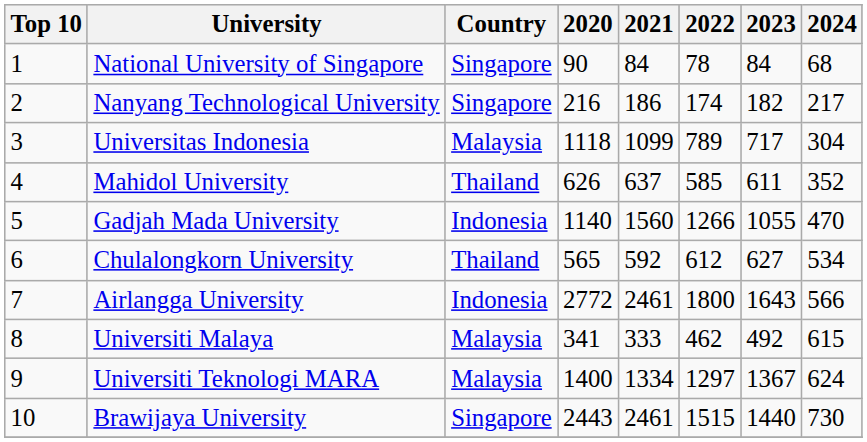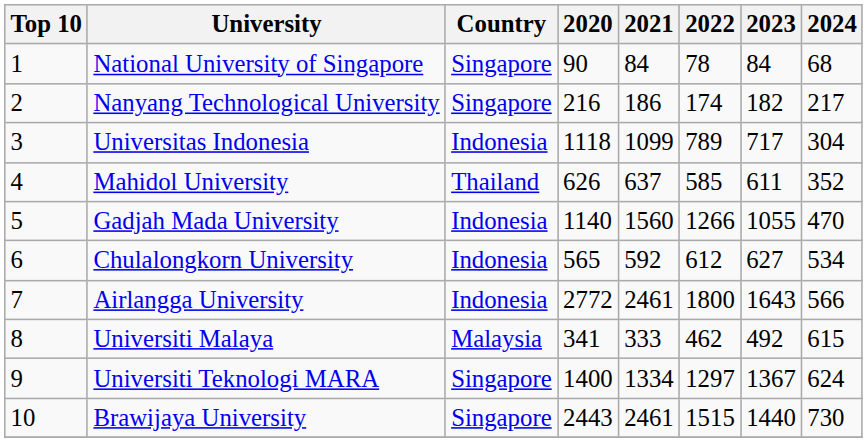(497, 142) Malaysia -> (499, 142) Indonesia
(495, 260) Thailand -> (499, 260) Indonesia
(497, 378) Malaysia -> (501, 378) Singapore
